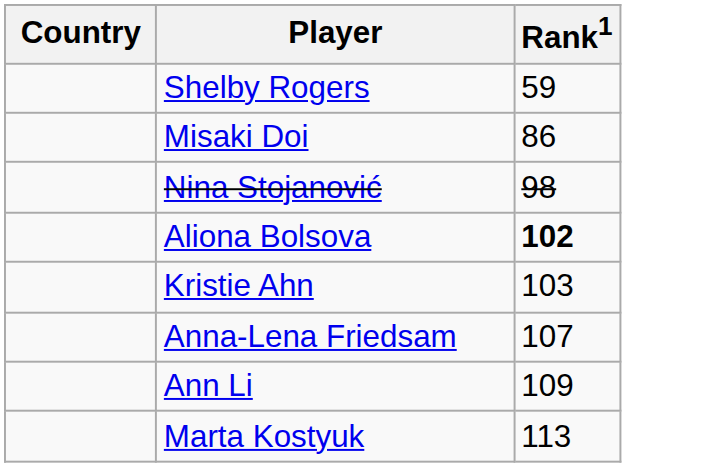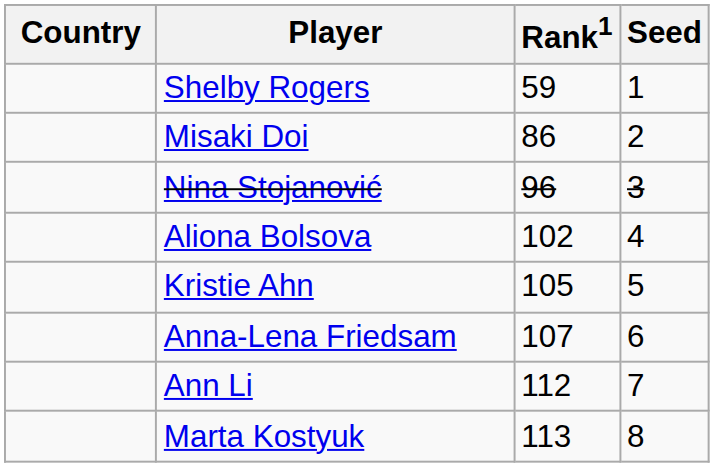+ column: (664, 33)
(539, 187) 98 -> (539, 187) 96
(547, 236) bold -> (547, 236) normal
(547, 286) 103 -> (547, 286) 105
(547, 385) 109 -> (546, 385) 112
